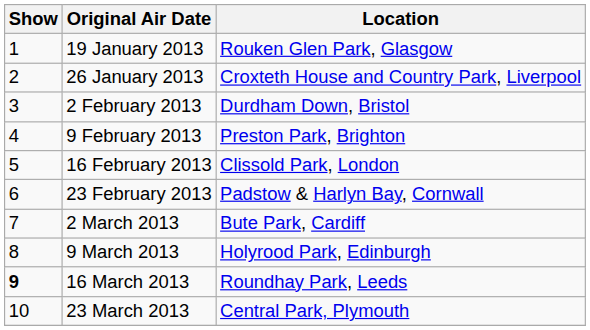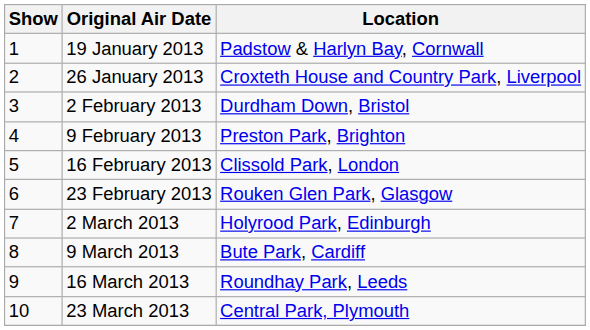(336, 48) Rouken Glen Park, Glasgow -> (352, 48) Padstow & Harlyn Bay, Cornwall
(352, 194) Padstow & Harlyn Bay, Cornwall -> (336, 194) Rouken Glen Park, Glasgow
(293, 223) Bute Park, Cardiff -> (325, 223) Holyrood Park, Edinburgh
(325, 252) Holyrood Park, Edinburgh -> (293, 252) Bute Park, Cardiff
(14, 281) bold -> (14, 281) normal
